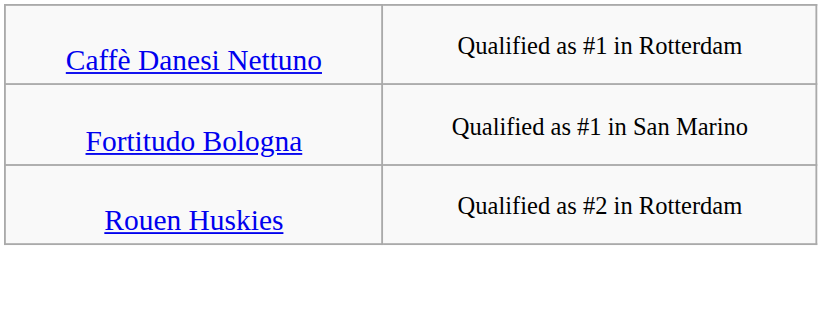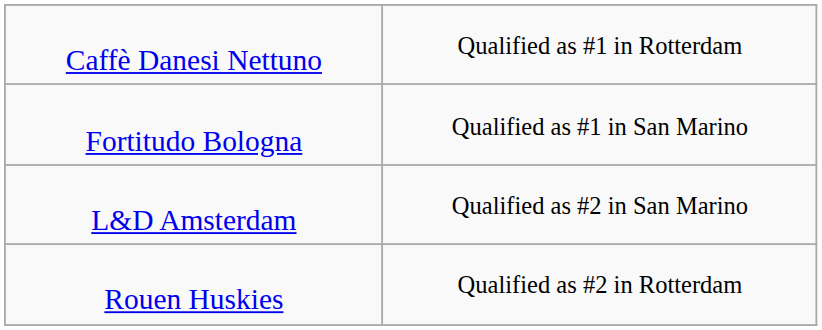+ row: (194, 220)
